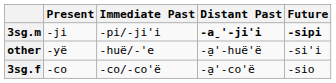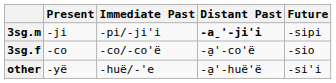(304, 32) bold -> (304, 32) normal
rows swapped: (24, 69) <-> (24, 51)
